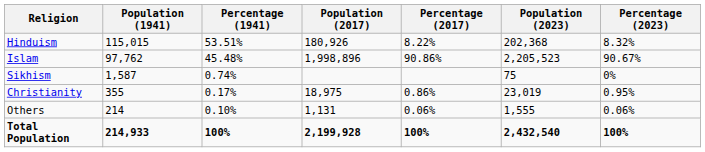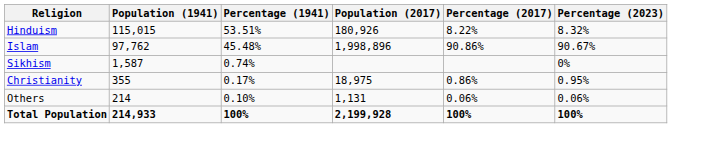- column: (551, 19)
